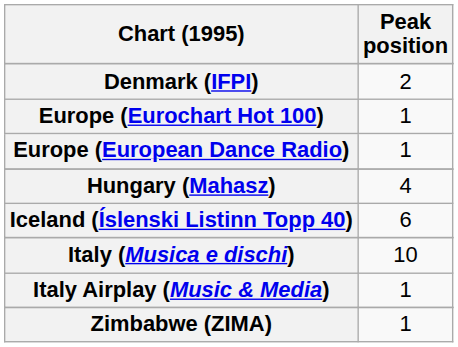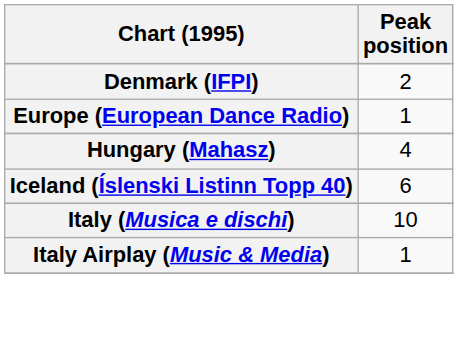- row: (181, 116)
- row: (181, 324)
